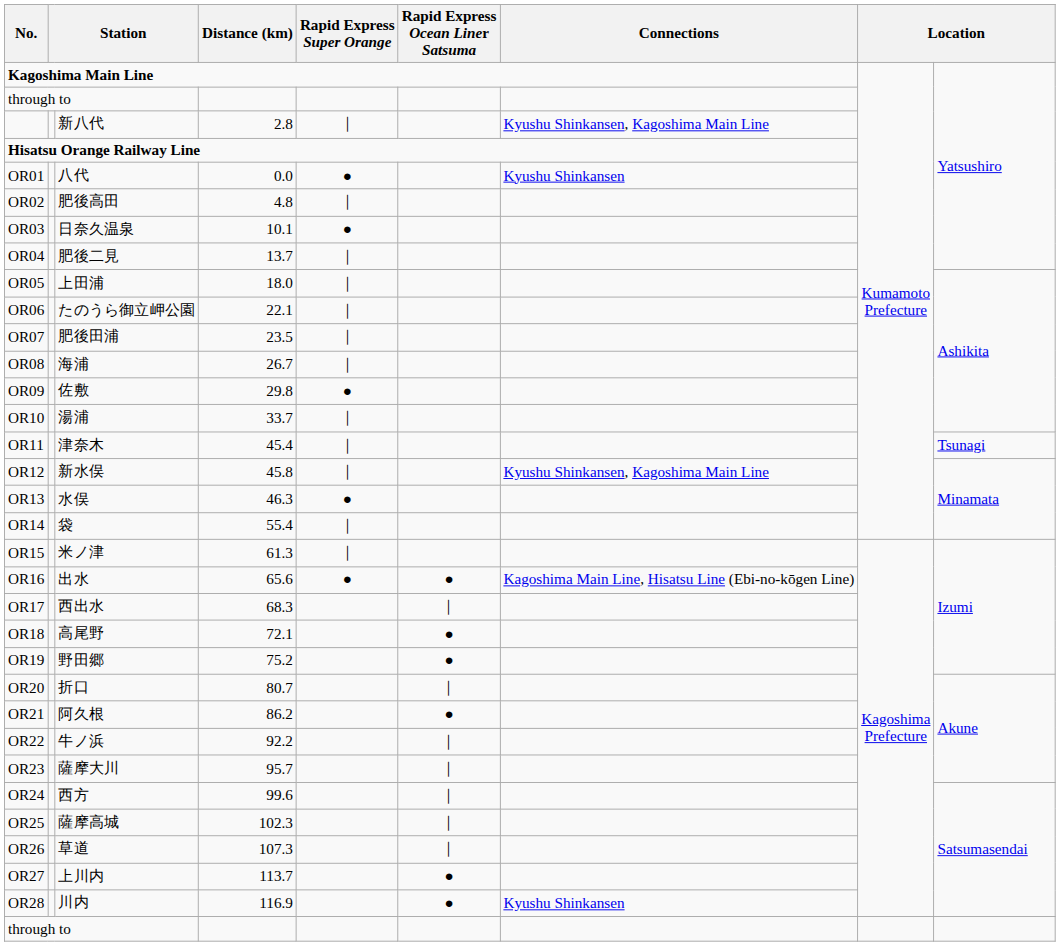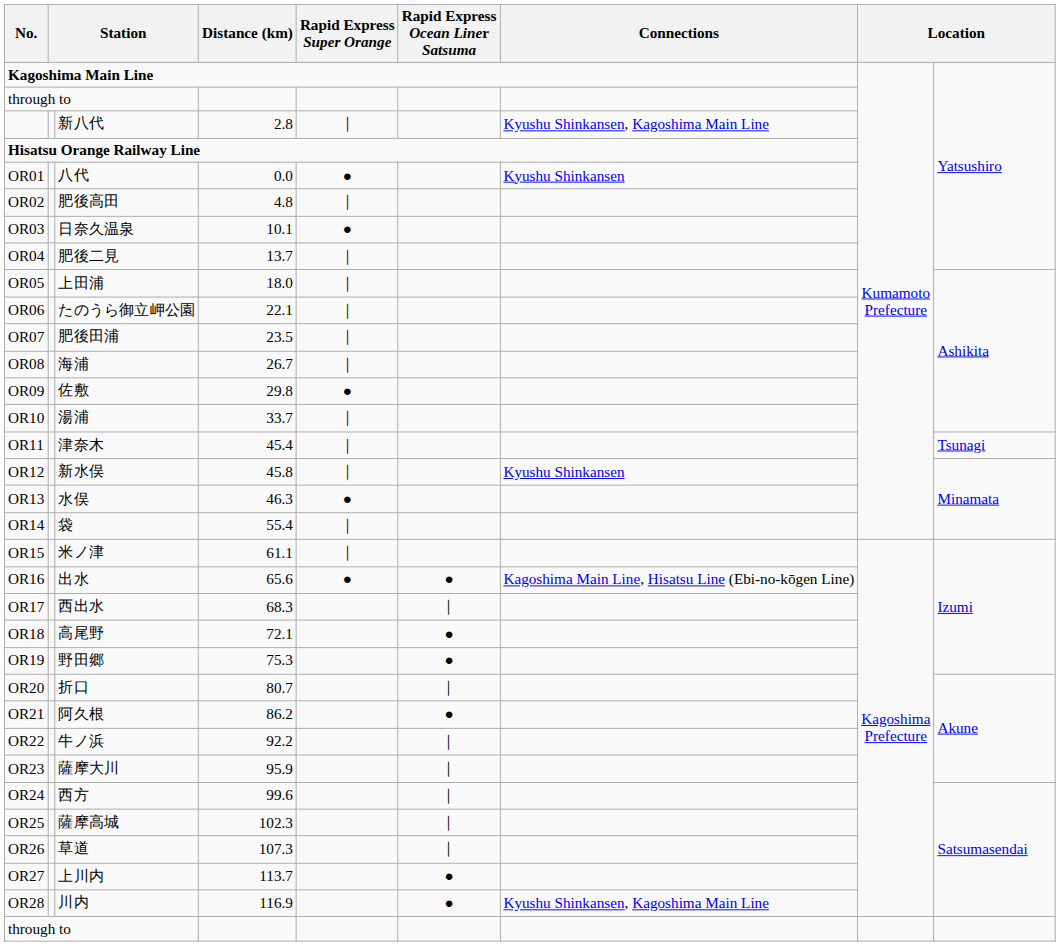(636, 472) Kyushu Shinkansen, Kagoshima Main Line -> (564, 472) Kyushu Shinkansen
(280, 552) 61.3 -> (280, 552) 61.1
(280, 660) 75.2 -> (280, 660) 75.3
(280, 768) 95.7 -> (280, 768) 95.9
(564, 903) Kyushu Shinkansen -> (636, 903) Kyushu Shinkansen, Kagoshima Main Line
